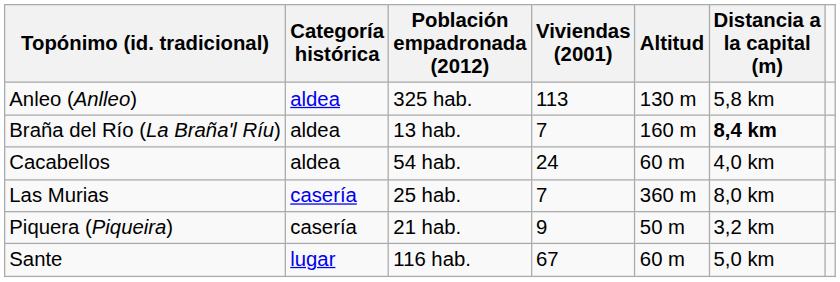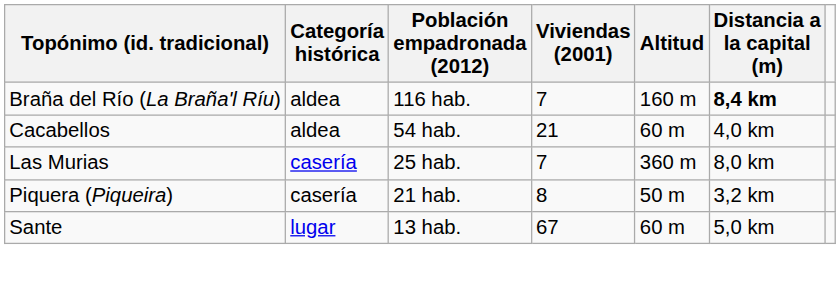- row: (73, 98)
(427, 130) 13 hab. -> (432, 98) 116 hab.
(547, 163) 24 -> (547, 130) 21
(542, 227) 9 -> (542, 195) 8
(432, 259) 116 hab. -> (427, 227) 13 hab.
